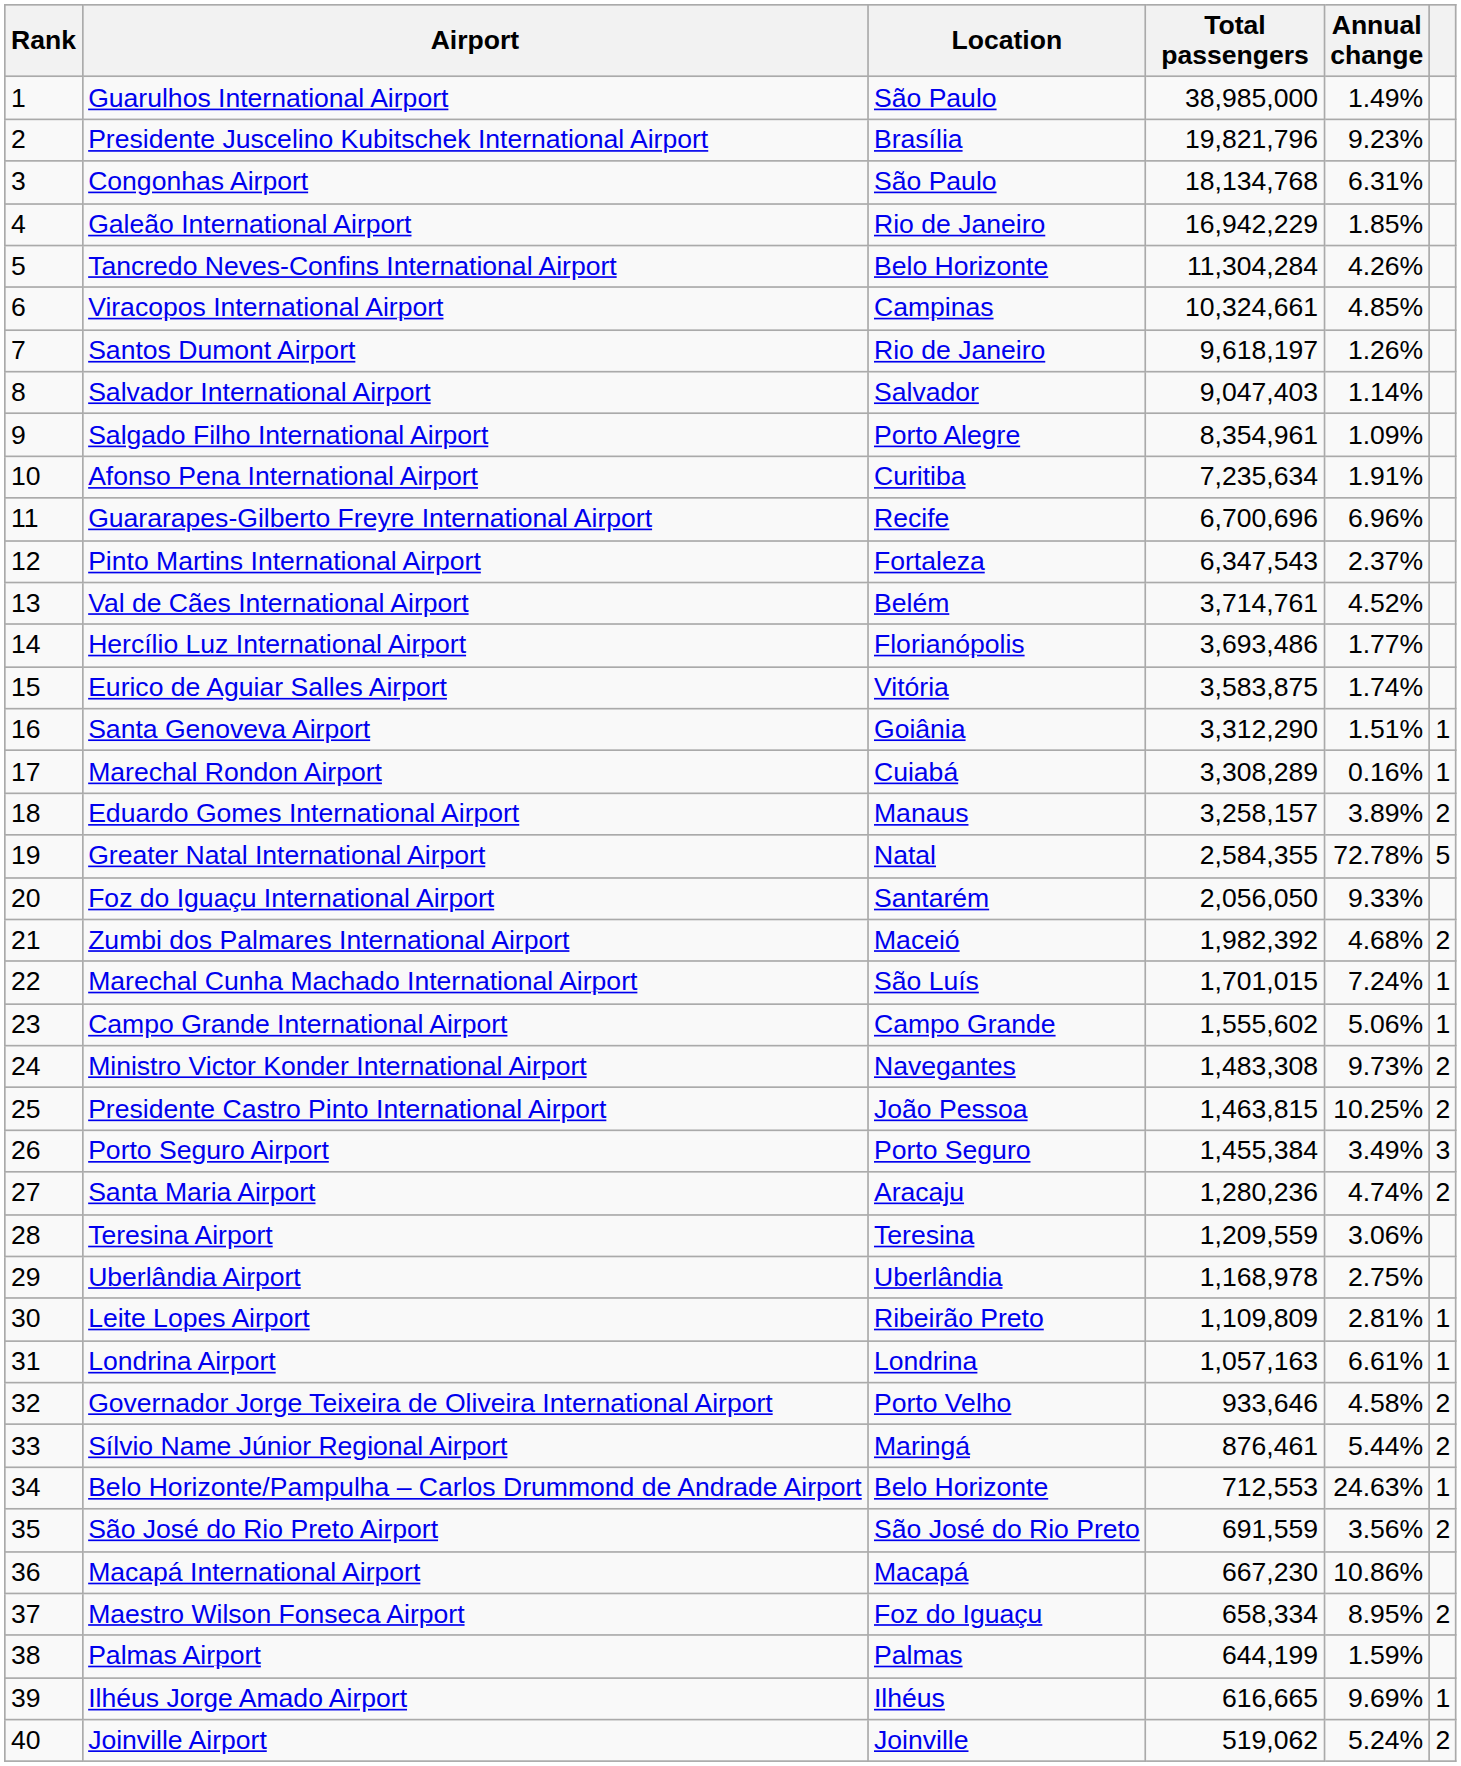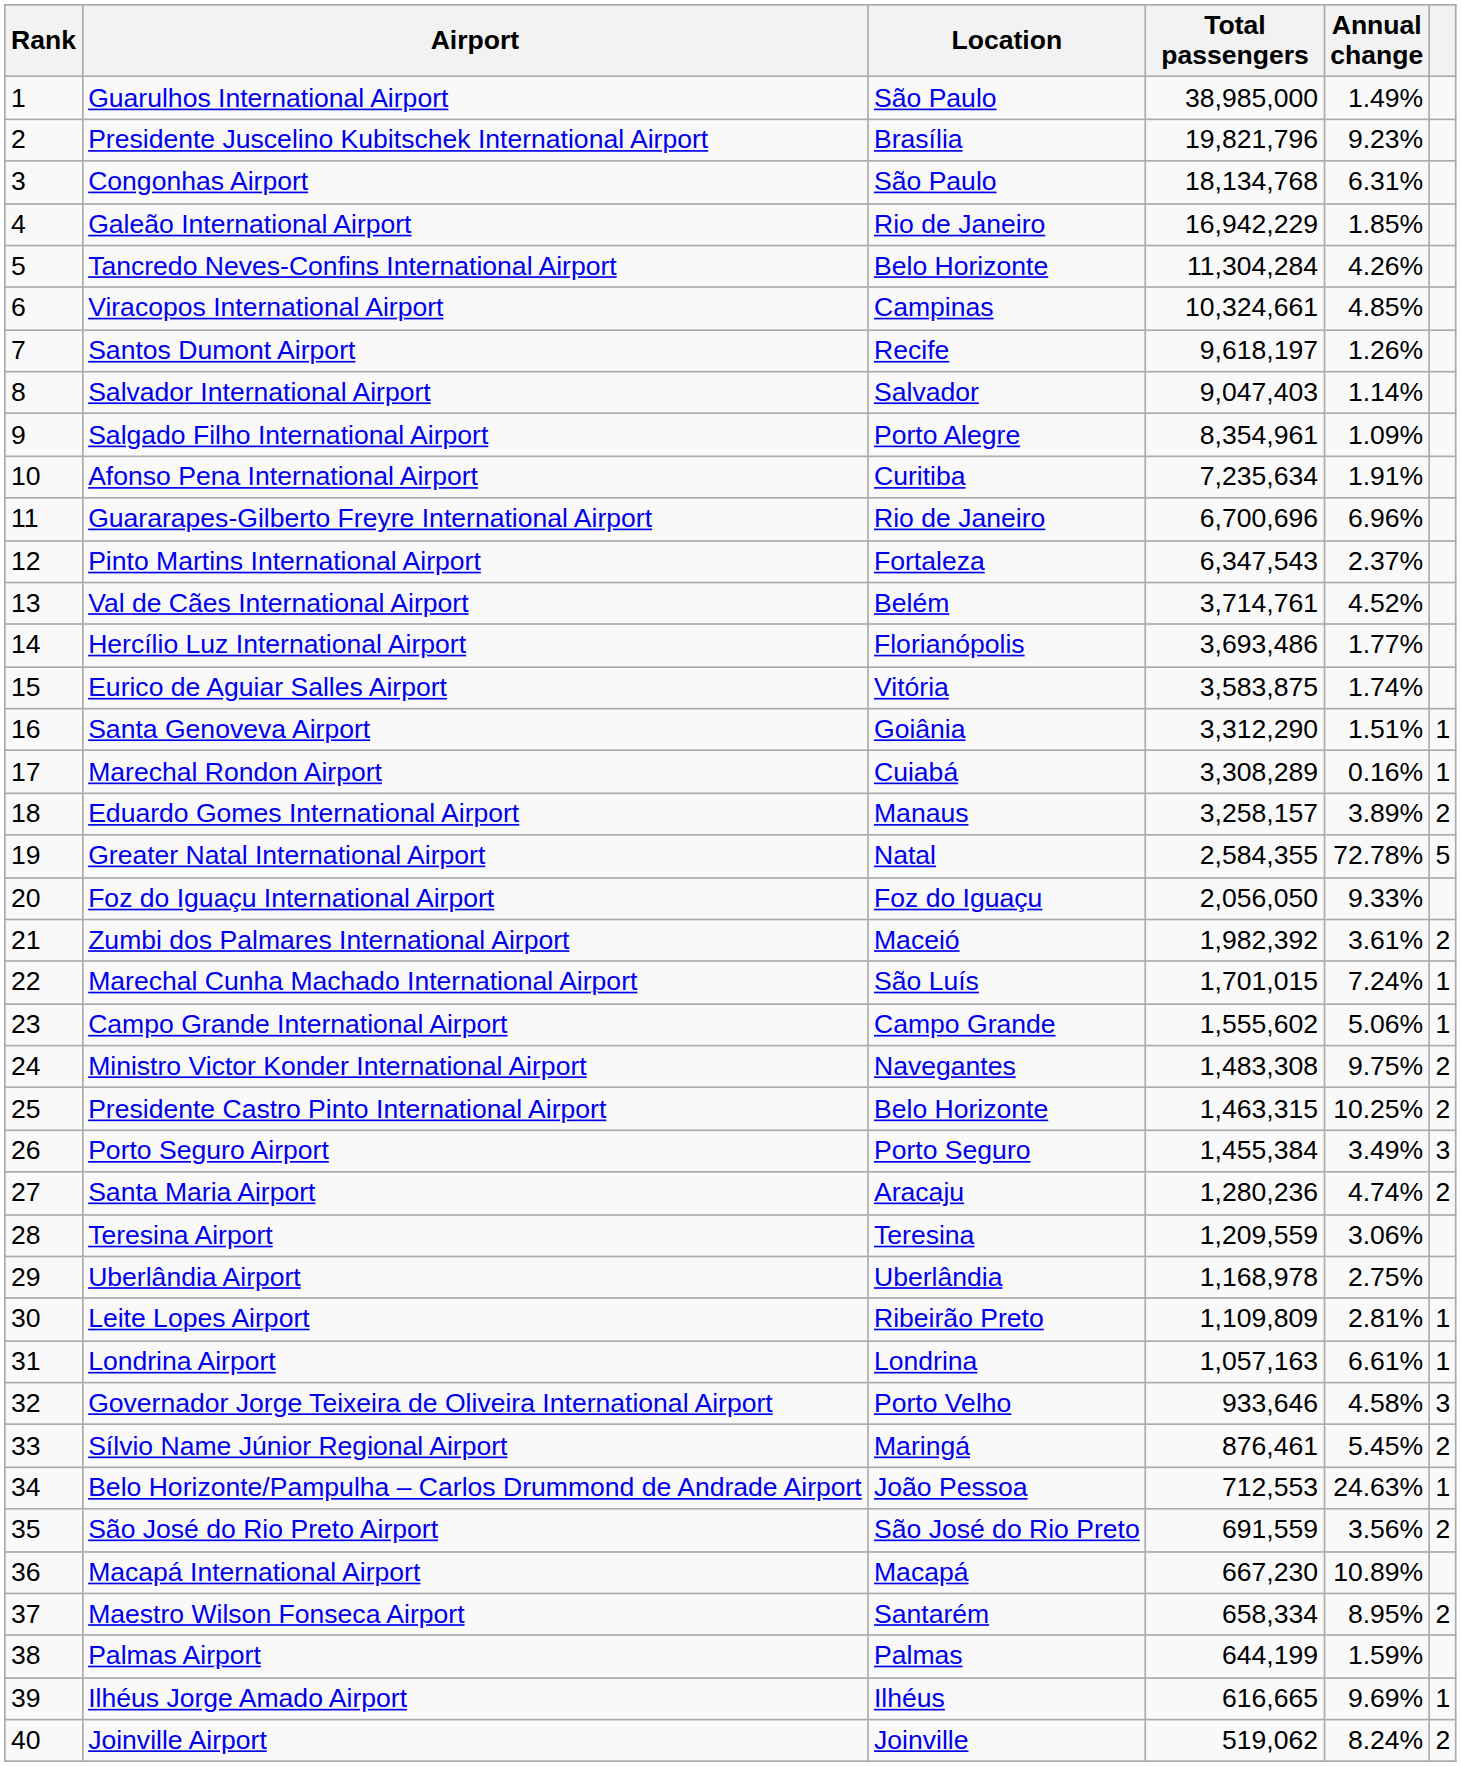(960, 350) Rio de Janeiro -> (912, 350) Recife
(912, 518) Recife -> (960, 518) Rio de Janeiro
(932, 897) Santarém -> (958, 897) Foz do Iguaçu
(1386, 940) 4.68% -> (1386, 940) 3.61%
(1386, 1066) 9.73% -> (1386, 1066) 9.75%
(951, 1108) João Pessoa -> (961, 1108) Belo Horizonte
(1259, 1108) 1,463,815 -> (1259, 1108) 1,463,315
(1443, 1403) 2 -> (1443, 1403) 3
(1386, 1445) 5.44% -> (1386, 1445) 5.45%
(961, 1487) Belo Horizonte -> (951, 1487) João Pessoa
(1378, 1571) 10.86% -> (1378, 1571) 10.89%
(958, 1613) Foz do Iguaçu -> (932, 1613) Santarém
(1386, 1740) 5.24% -> (1386, 1740) 8.24%
